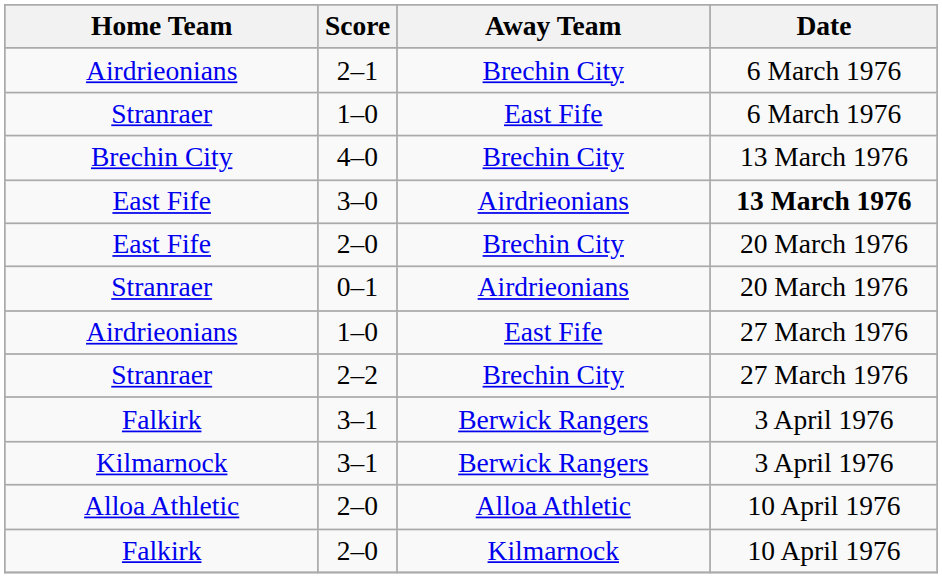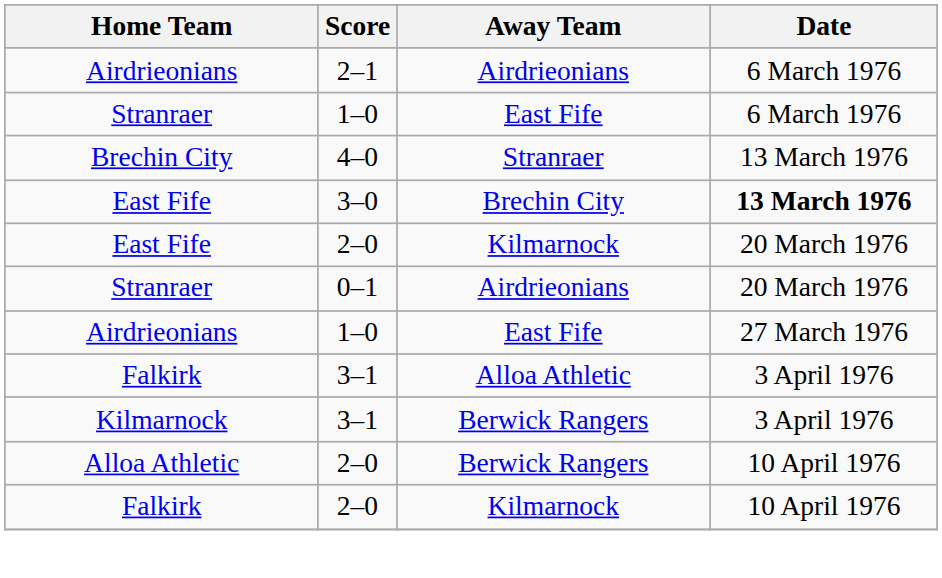(553, 69) Brechin City -> (553, 69) Airdrieonians
(553, 157) Brechin City -> (553, 157) Stranraer
(553, 200) Airdrieonians -> (553, 200) Brechin City
(553, 244) Brechin City -> (553, 244) Kilmarnock
- row: (162, 375)
(553, 419) Berwick Rangers -> (553, 375) Alloa Athletic
(553, 506) Alloa Athletic -> (553, 462) Berwick Rangers
